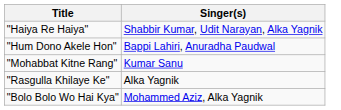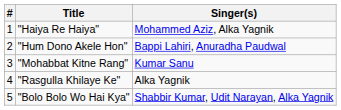+ column: (10, 13)
(223, 30) Shabbir Kumar, Udit Narayan, Alka Yagnik -> (204, 30) Mohammed Aziz, Alka Yagnik
(193, 97) Mohammed Aziz, Alka Yagnik -> (234, 97) Shabbir Kumar, Udit Narayan, Alka Yagnik
